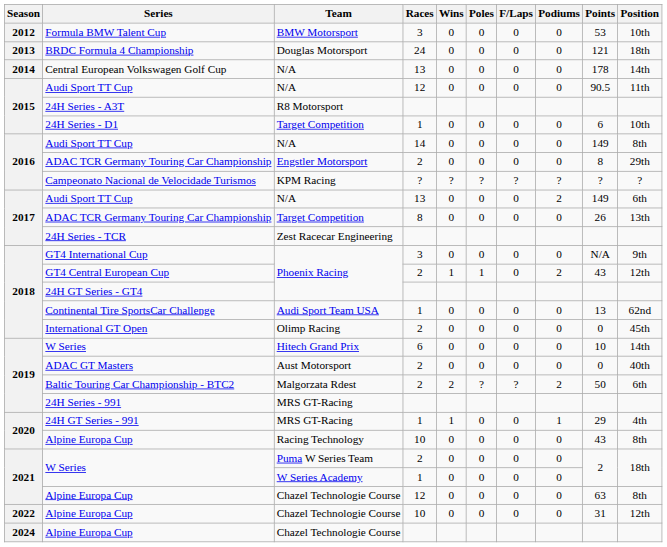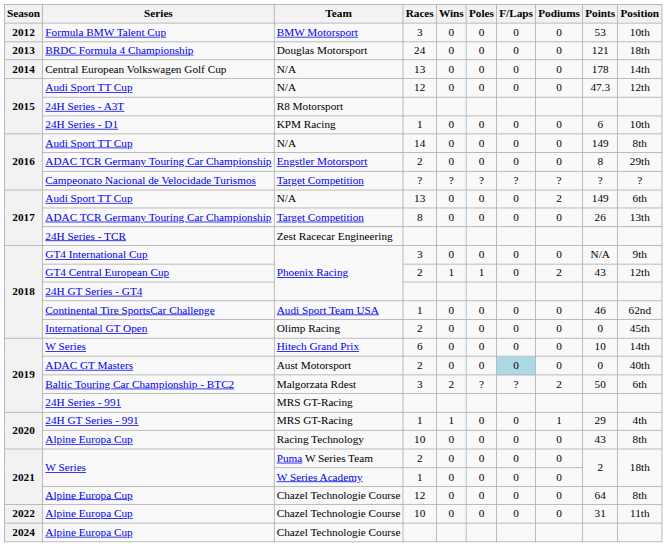(600, 88) 90.5 -> (600, 88) 47.3
(640, 88) 11th -> (640, 88) 12th
(320, 125) Target Competition -> (306, 125) KPM Racing
(306, 180) KPM Racing -> (320, 180) Target Competition
(600, 310) 13 -> (600, 310) 46
(516, 366) no background -> (516, 366) lightblue background
(420, 384) 2 -> (420, 384) 3
(600, 495) 63 -> (600, 495) 64
(640, 514) 12th -> (640, 514) 11th
